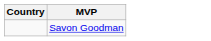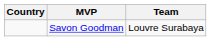+ column: (166, 12)
